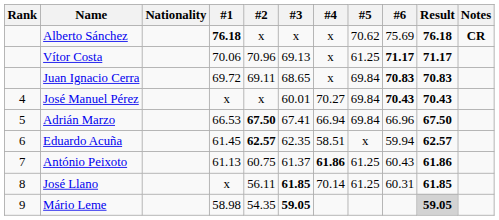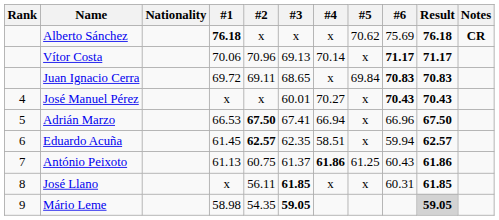(331, 57) x -> (331, 57) 70.14
(365, 57) 61.25 -> (365, 57) x
(365, 99) 69.84 -> (365, 99) x
(365, 120) 69.84 -> (365, 120) x
(331, 183) 70.14 -> (331, 183) x
(365, 183) 61.25 -> (365, 183) x
